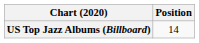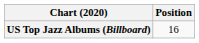(174, 29) 14 -> (174, 29) 16
